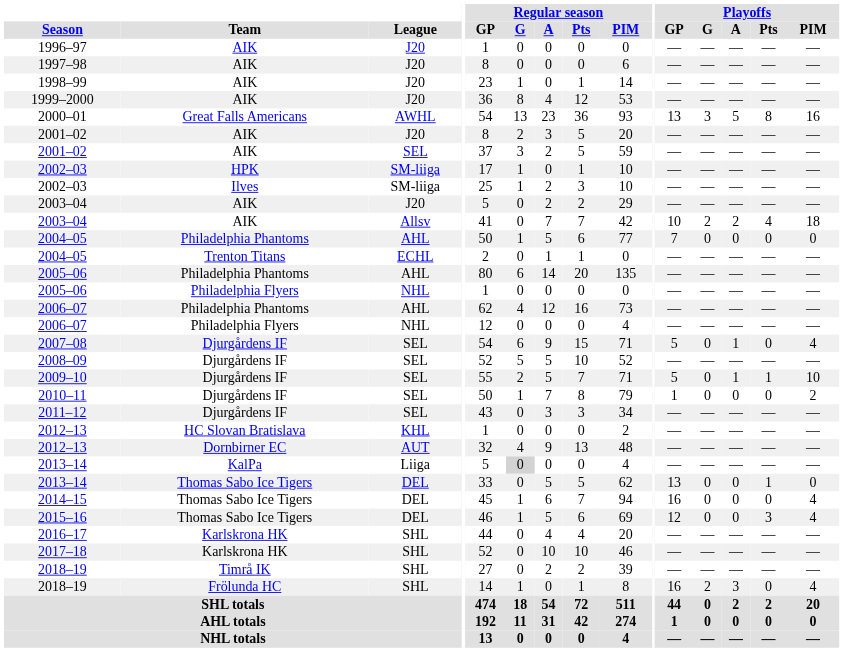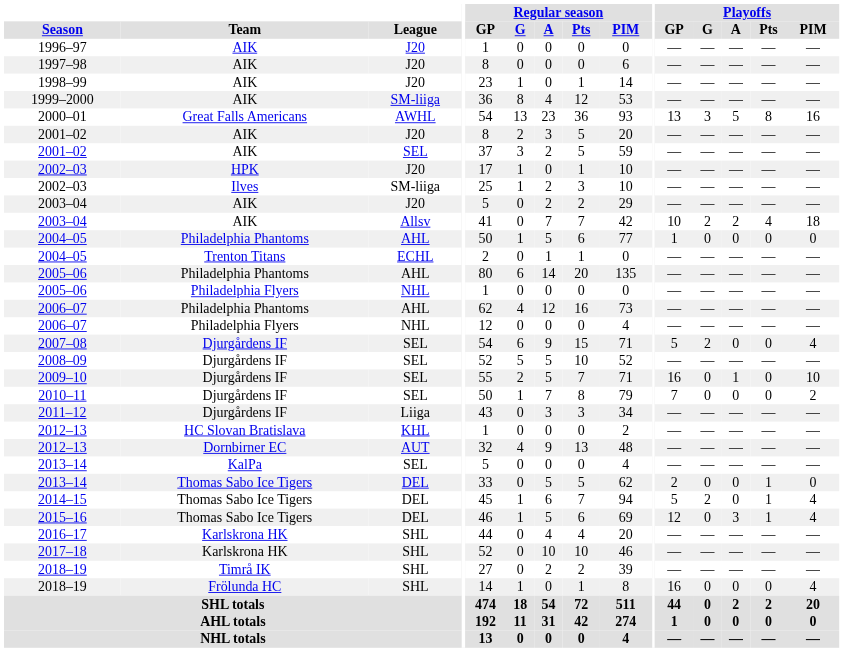(415, 99) J20 -> (415, 99) SM-liiga
(415, 169) SM-liiga -> (415, 169) J20
(674, 238) 7 -> (674, 238) 1
(707, 343) 0 -> (707, 343) 2
(736, 343) 1 -> (736, 343) 0
(674, 378) 5 -> (674, 378) 16
(768, 378) 1 -> (768, 378) 0
(674, 395) 1 -> (674, 395) 7
(415, 412) SEL -> (415, 412) Liiga
(415, 465) Liiga -> (415, 465) SEL
(520, 465) lightgrey background -> (520, 465) no background
(674, 482) 13 -> (674, 482) 2
(674, 499) 16 -> (674, 499) 5
(707, 499) 0 -> (707, 499) 2
(768, 499) 0 -> (768, 499) 1
(736, 517) 0 -> (736, 517) 3
(768, 517) 3 -> (768, 517) 1
(707, 586) 2 -> (707, 586) 0
(736, 586) 3 -> (736, 586) 0
